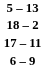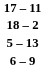rows swapped: (23, 7) <-> (23, 43)
